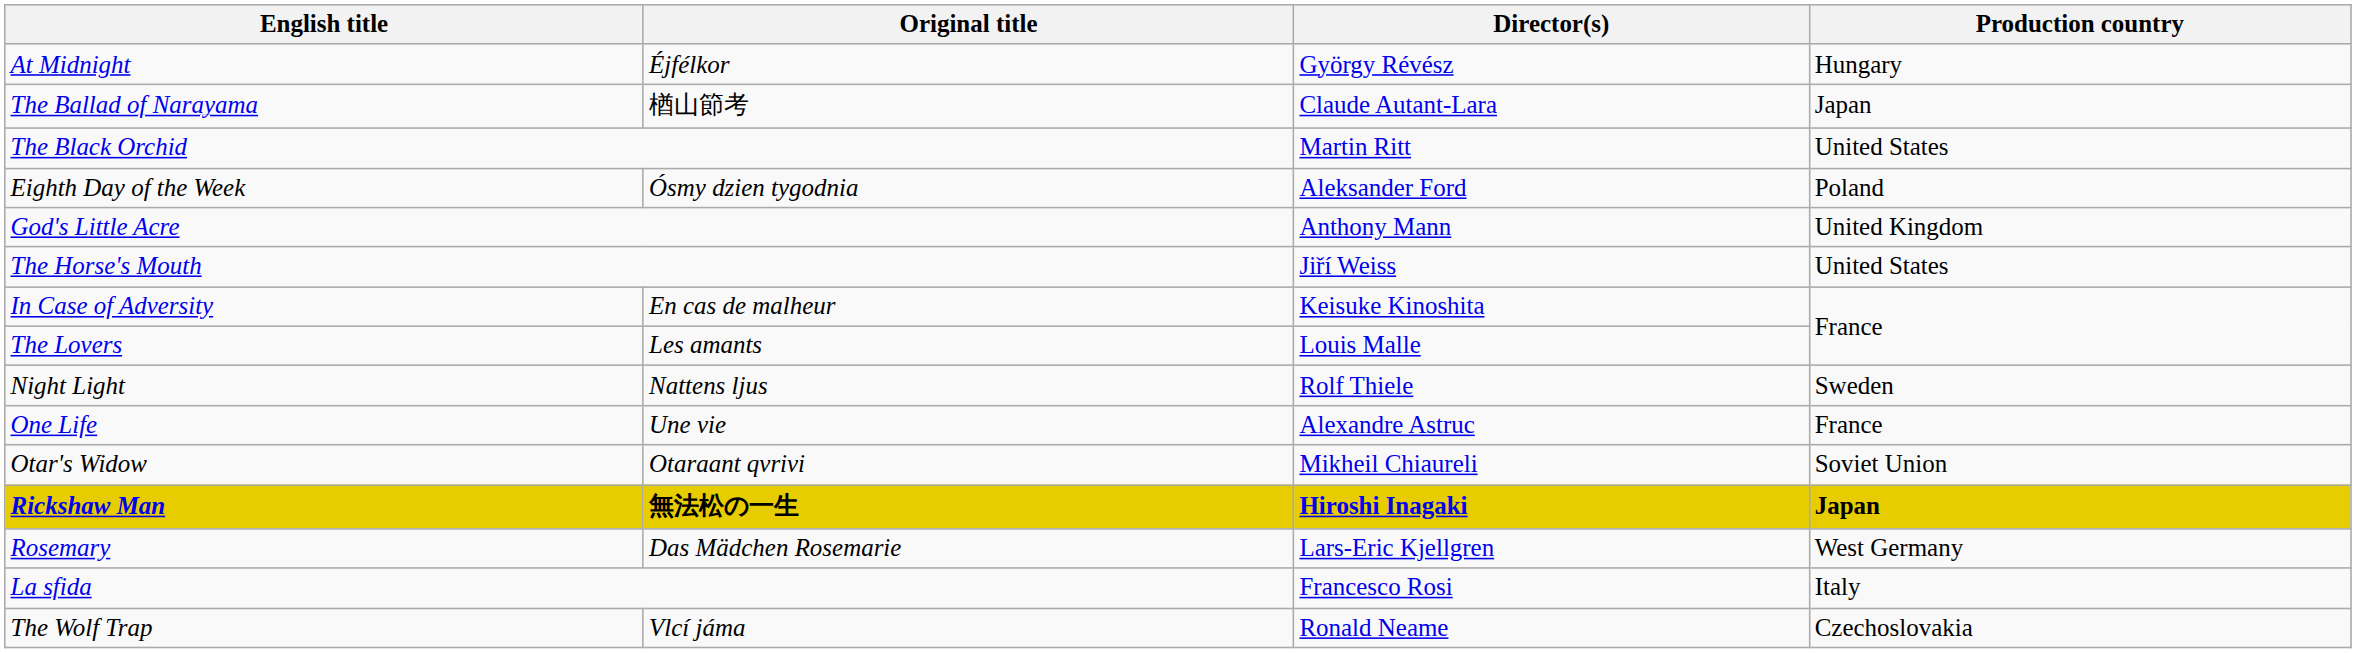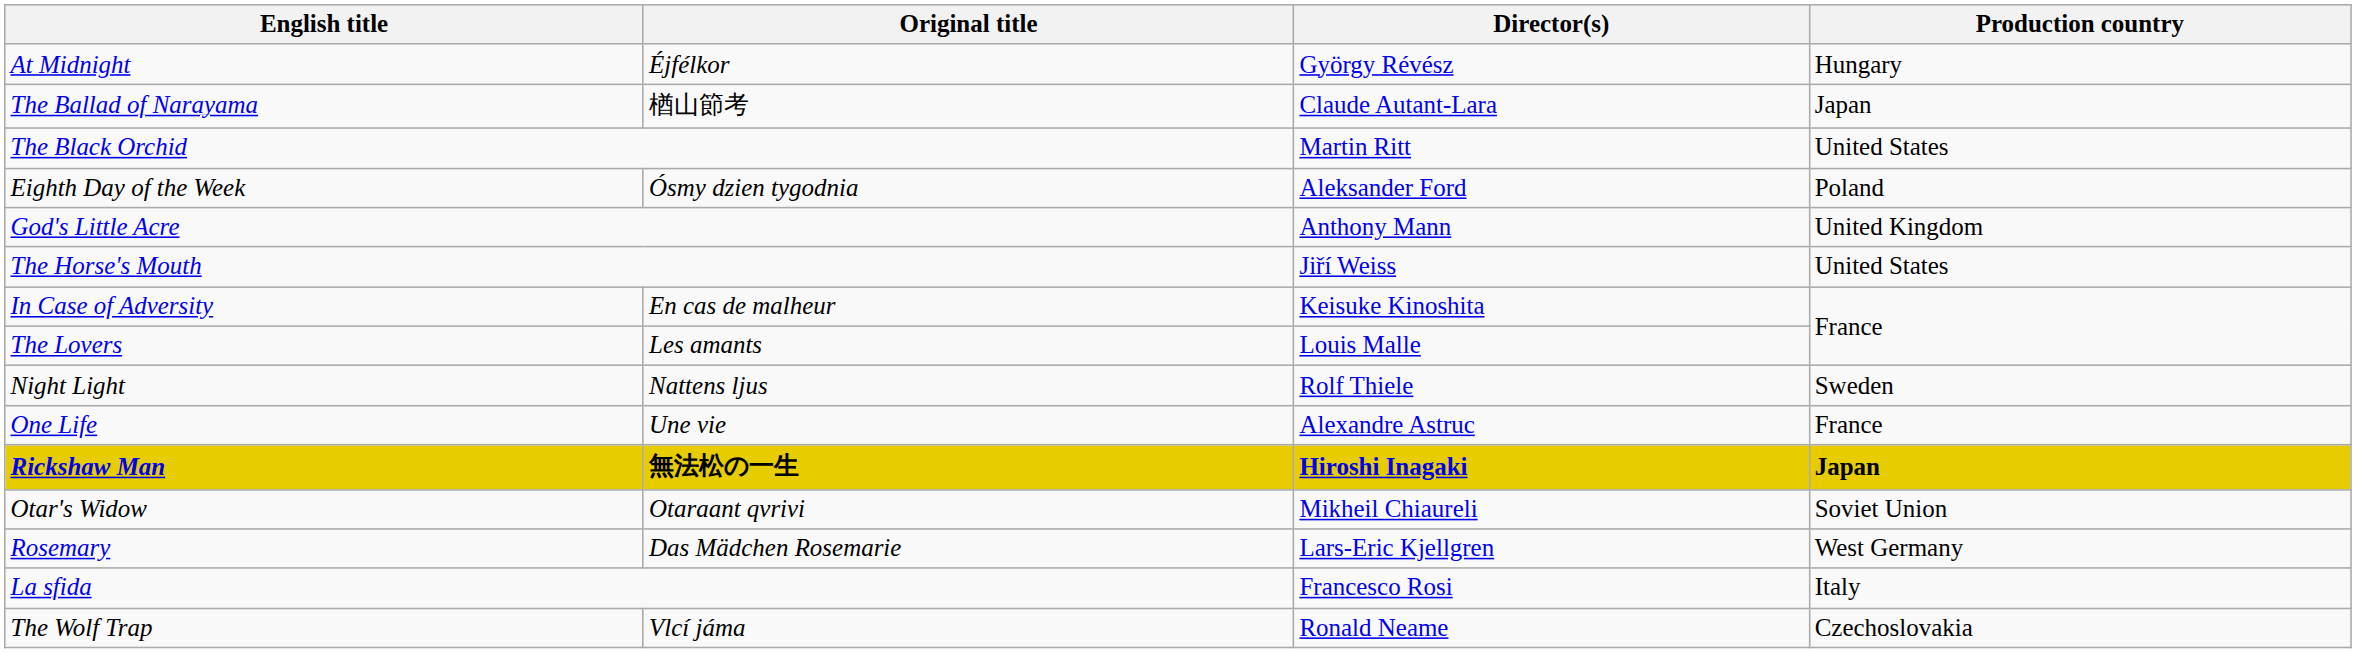rows swapped: (79, 464) <-> (88, 506)
